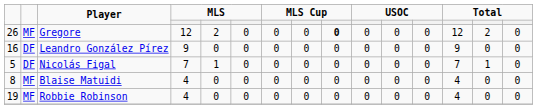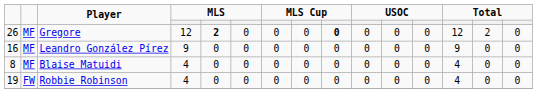(216, 33) normal -> (216, 33) bold
(29, 49) DF -> (29, 49) MF
- row: (78, 65)
(29, 96) MF -> (29, 81) FW
